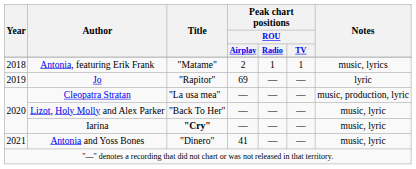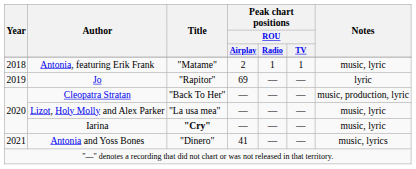(363, 65) music, lyrics -> (363, 65) music, lyric
(195, 95) "La usa mea" -> (197, 95) "Back To Her"
(197, 110) "Back To Her" -> (195, 110) "La usa mea"
(363, 141) music, lyric -> (363, 141) music, lyrics
